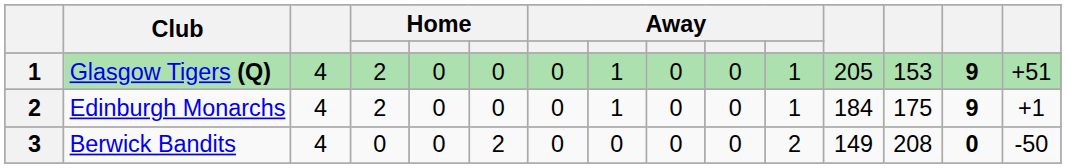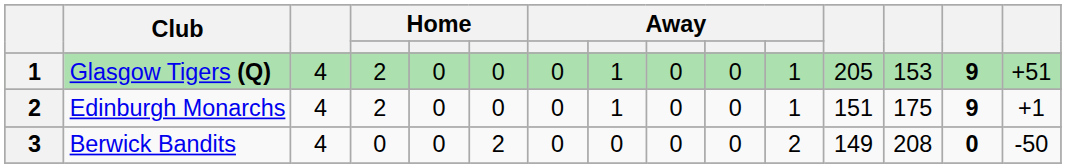(854, 108) 184 -> (854, 108) 151
